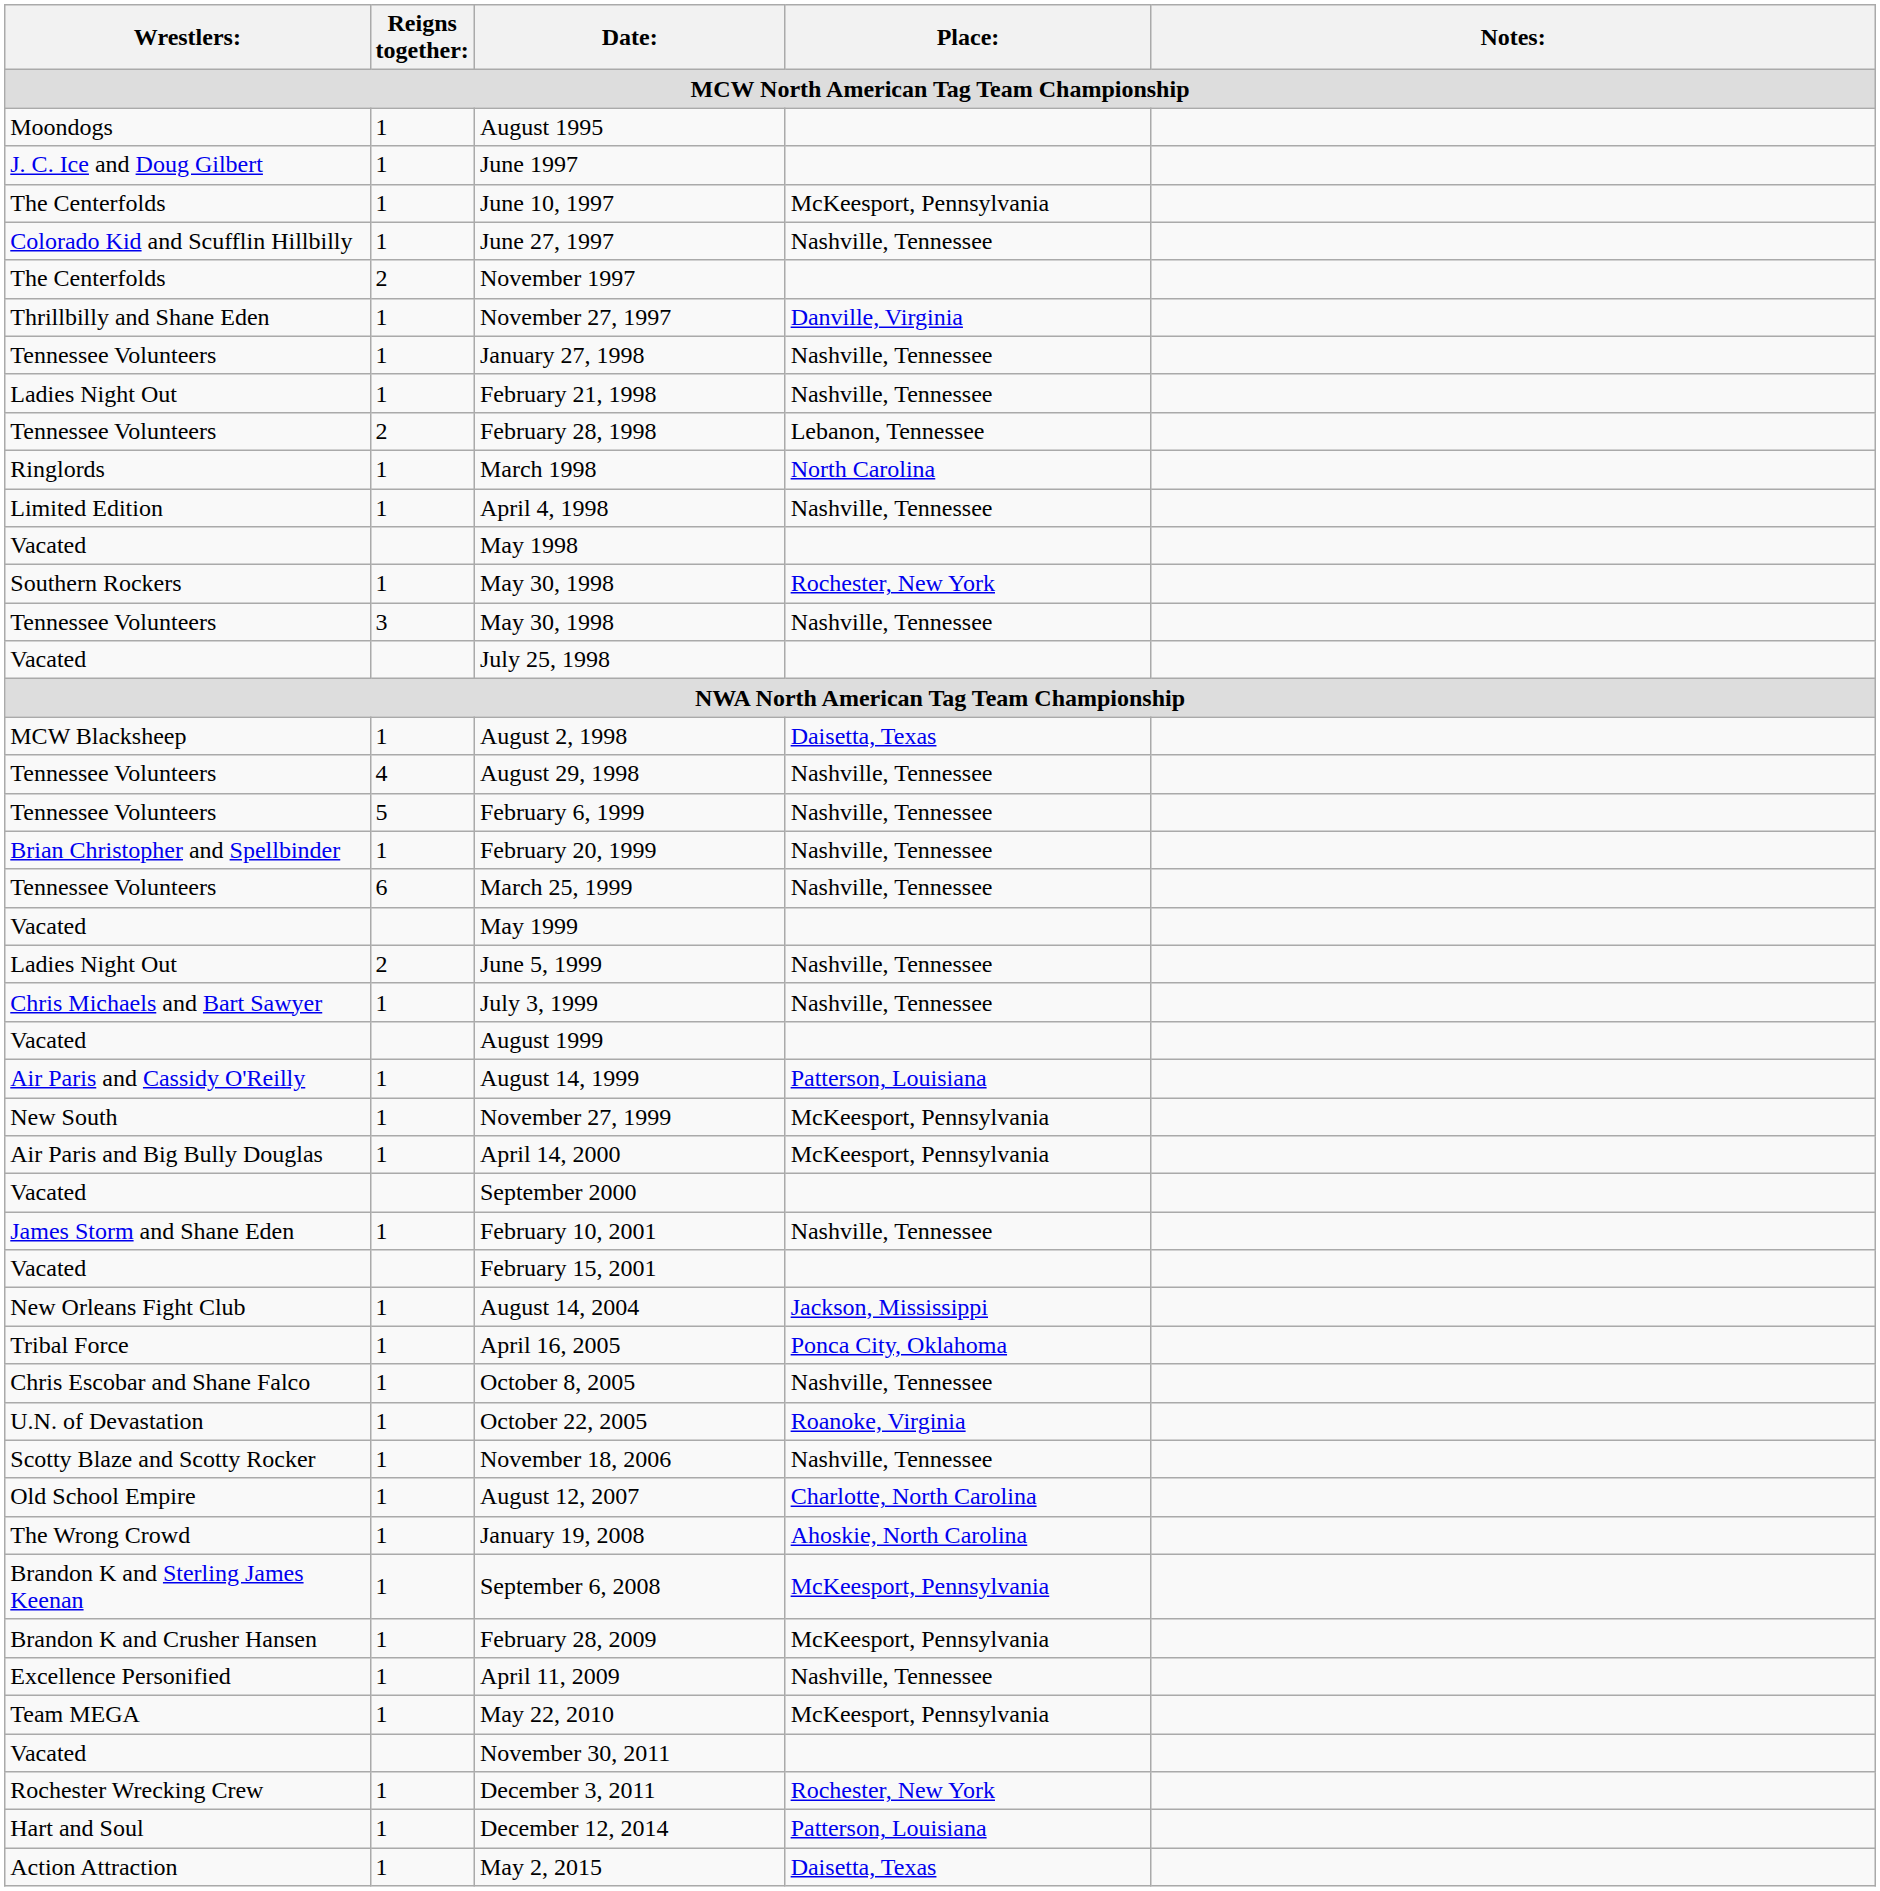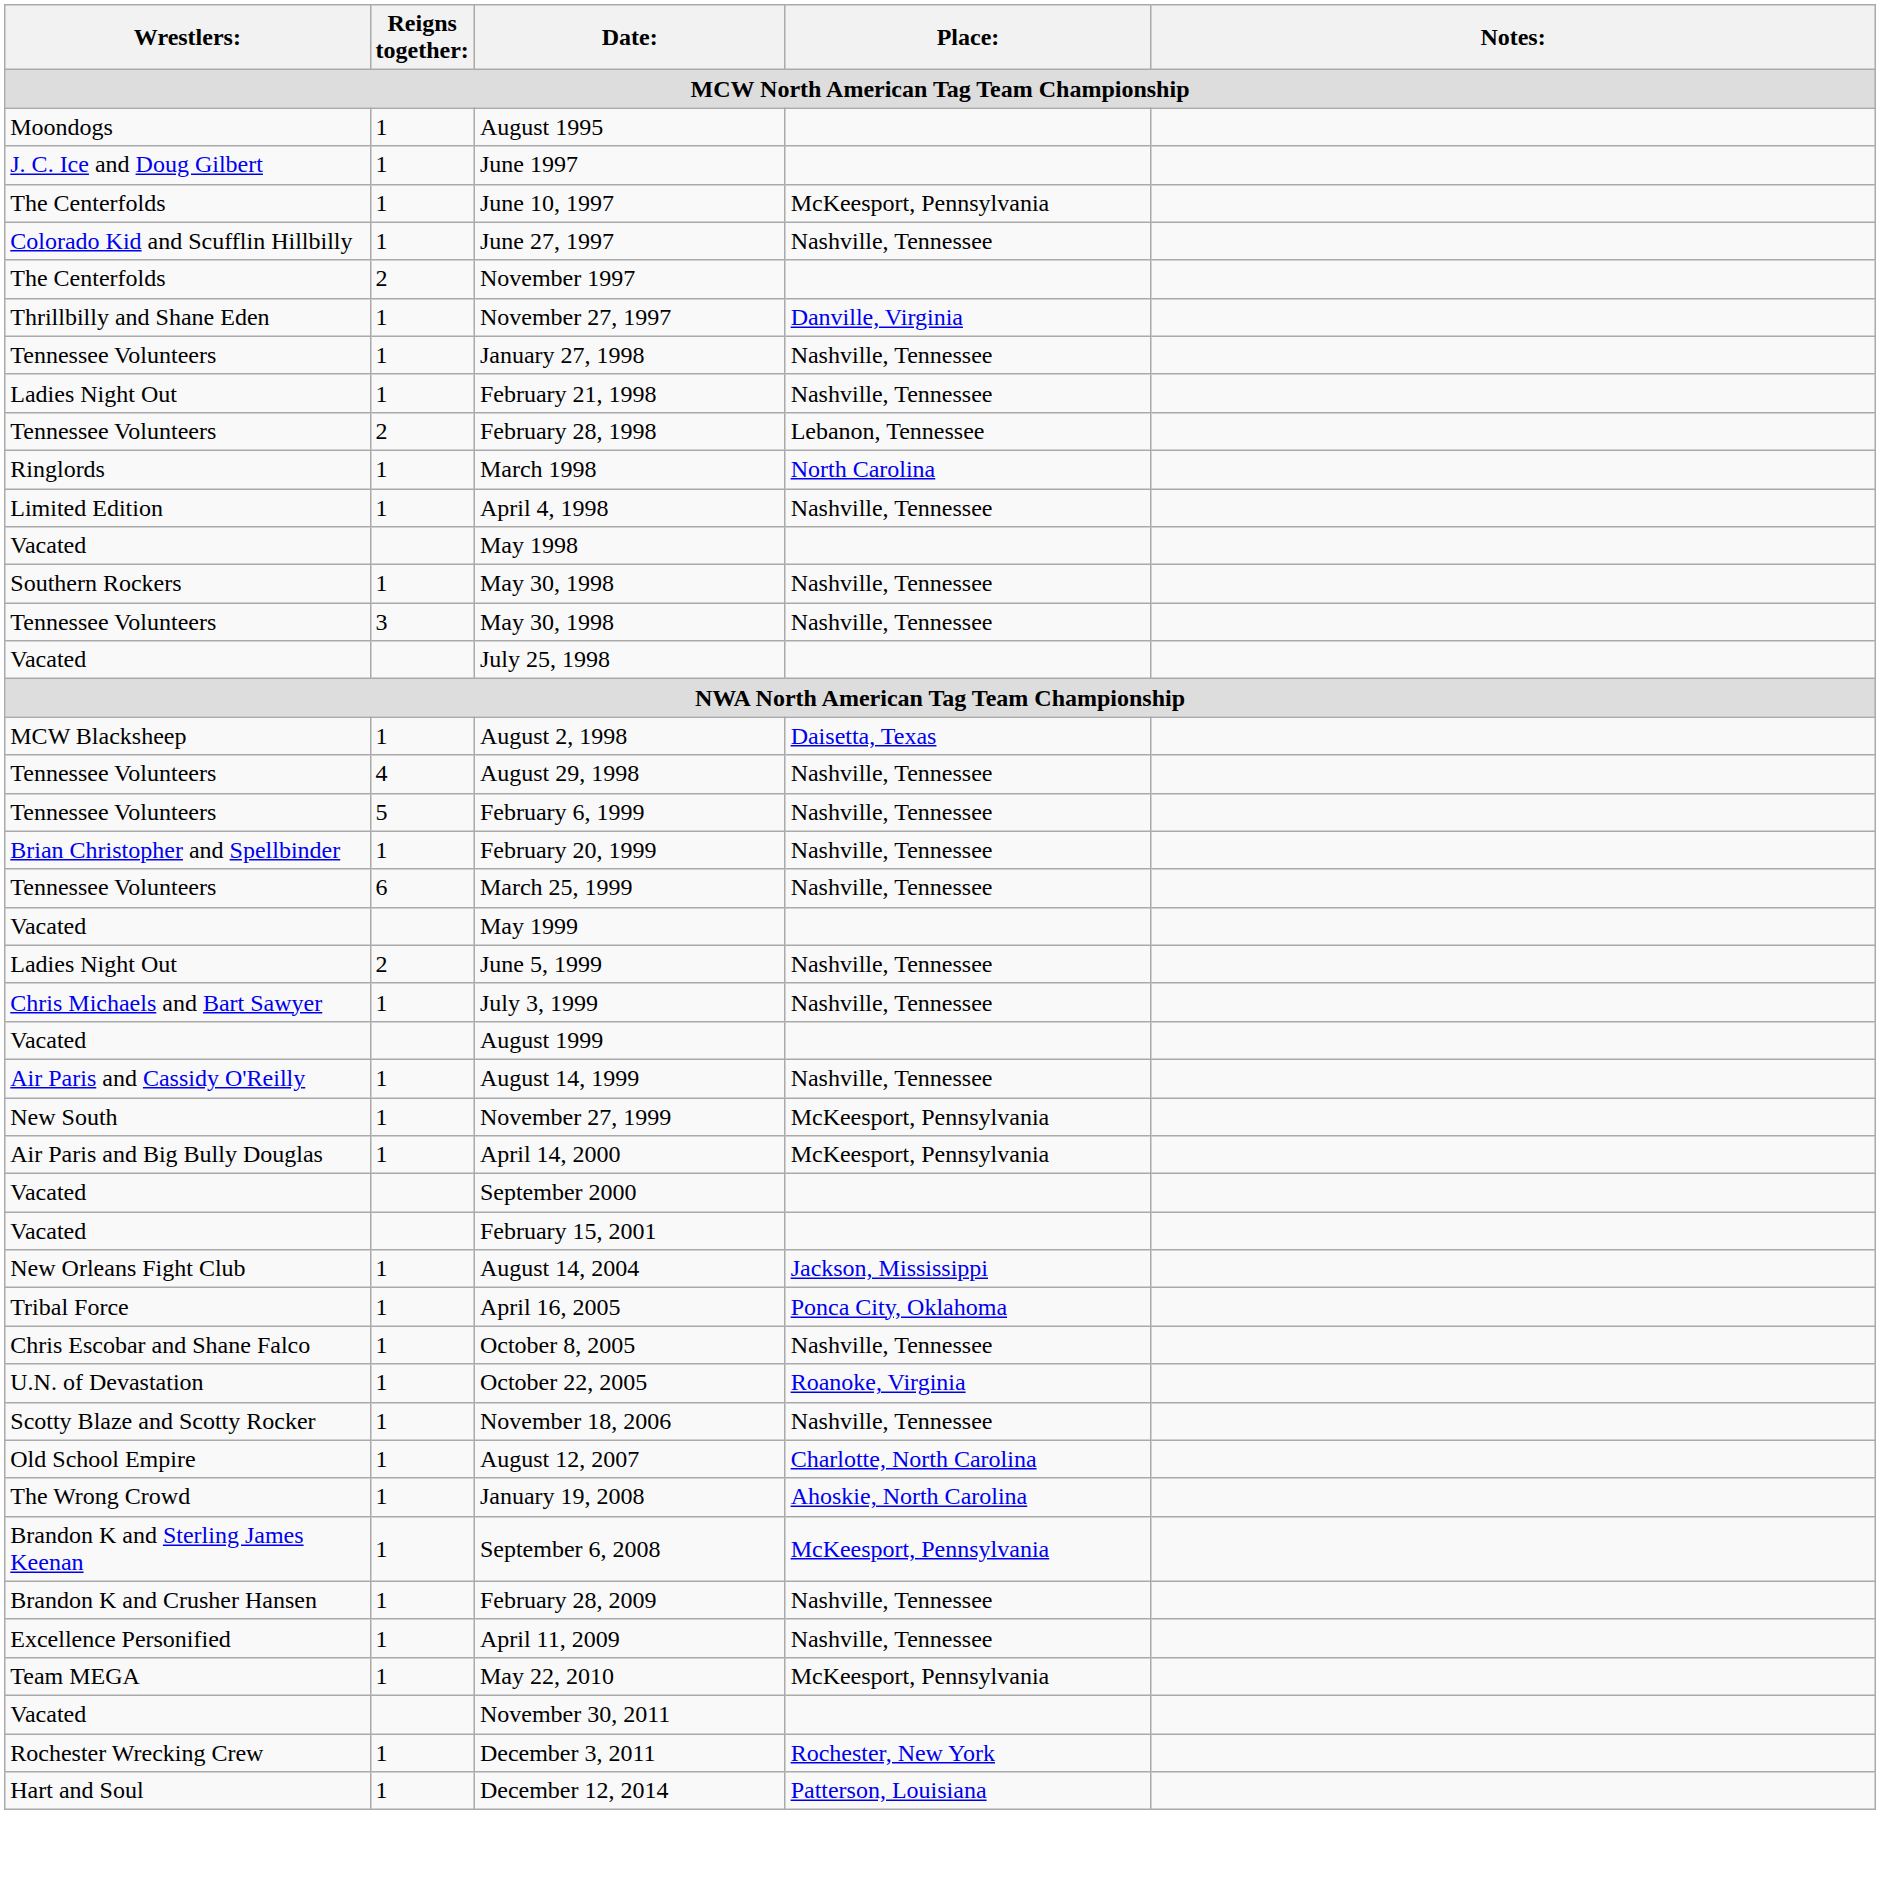(893, 583) Rochester, New York -> (892, 583) Nashville, Tennessee
(889, 1078) Patterson, Louisiana -> (892, 1078) Nashville, Tennessee
- row: (152, 1230)
(920, 1638) McKeesport, Pennsylvania -> (892, 1600) Nashville, Tennessee
- row: (94, 1866)
